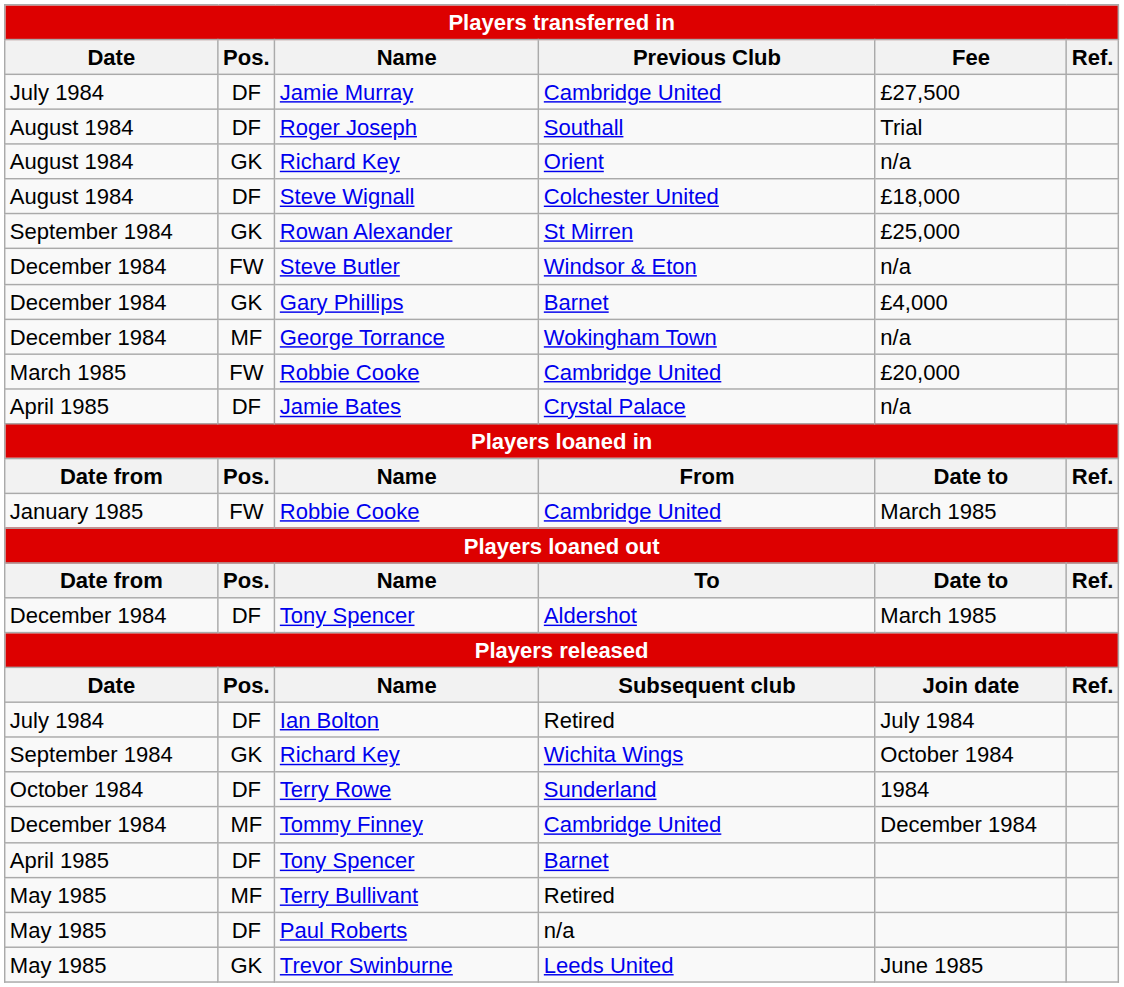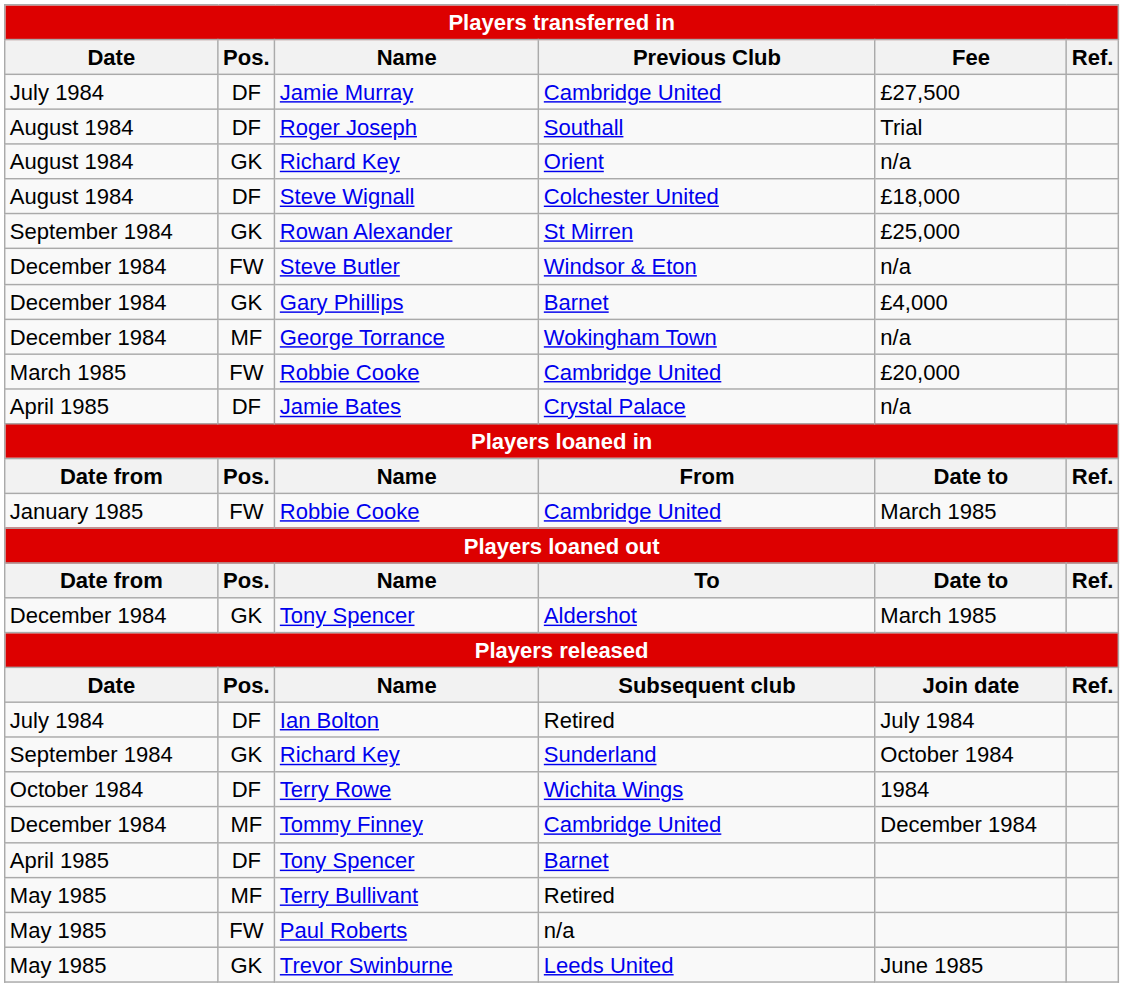(246, 615) DF -> (246, 615) GK
(614, 755) Wichita Wings -> (600, 755) Sunderland
(600, 790) Sunderland -> (614, 790) Wichita Wings
(246, 930) DF -> (246, 930) FW
